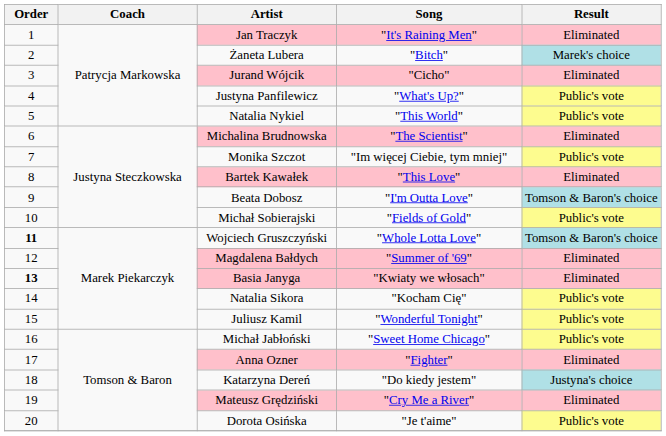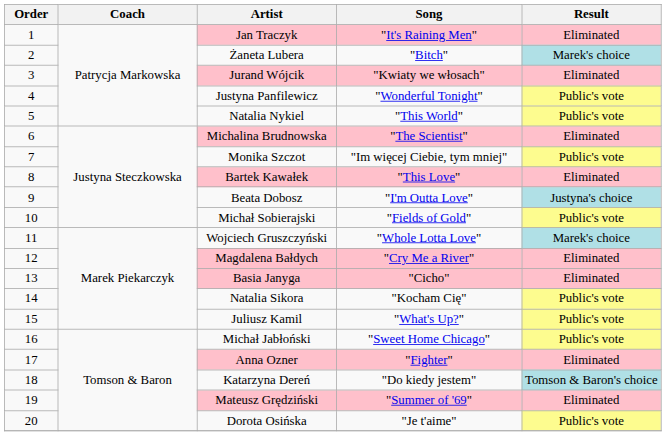(429, 75) "Cicho" -> (429, 75) "Kwiaty we włosach"
(429, 95) "What's Up?" -> (429, 95) "Wonderful Tonight"
(591, 197) Tomson & Baron's choice -> (591, 197) Justyna's choice
(31, 237) bold -> (31, 237) normal
(591, 237) Tomson & Baron's choice -> (591, 237) Marek's choice
(429, 258) "Summer of '69" -> (429, 258) "Cry Me a River"
(31, 278) bold -> (31, 278) normal
(429, 278) "Kwiaty we włosach" -> (429, 278) "Cicho"
(429, 319) "Wonderful Tonight" -> (429, 319) "What's Up?"
(591, 380) Justyna's choice -> (591, 380) Tomson & Baron's choice
(429, 400) "Cry Me a River" -> (429, 400) "Summer of '69"
